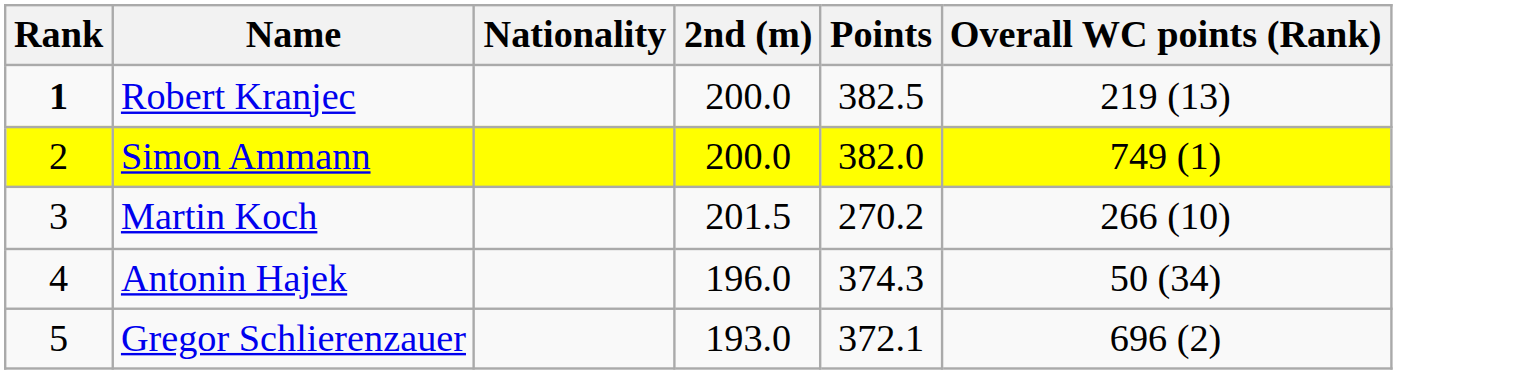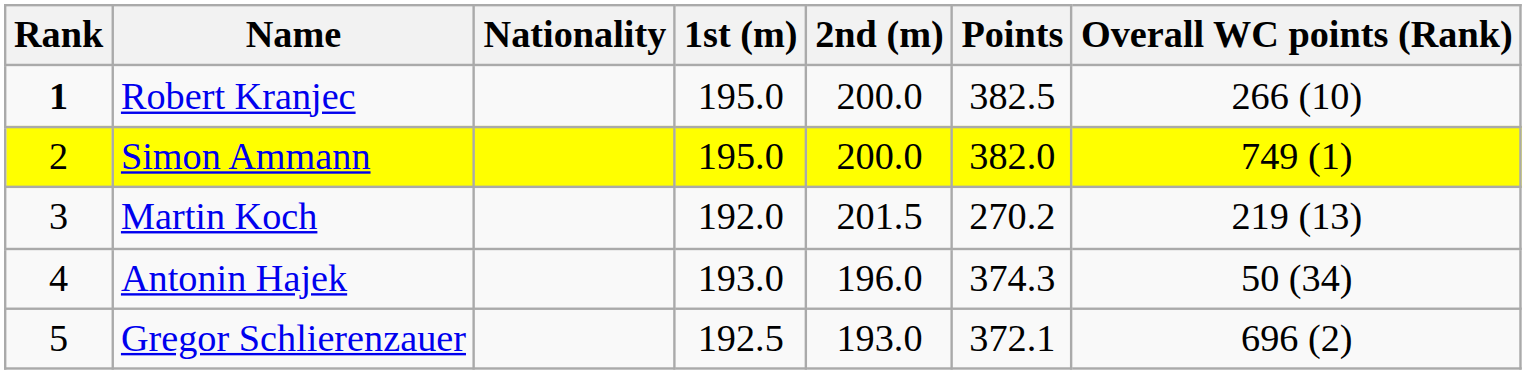+ column: (741, 34)
(1166, 95) 219 (13) -> (1297, 95) 266 (10)
(1166, 216) 266 (10) -> (1297, 216) 219 (13)
